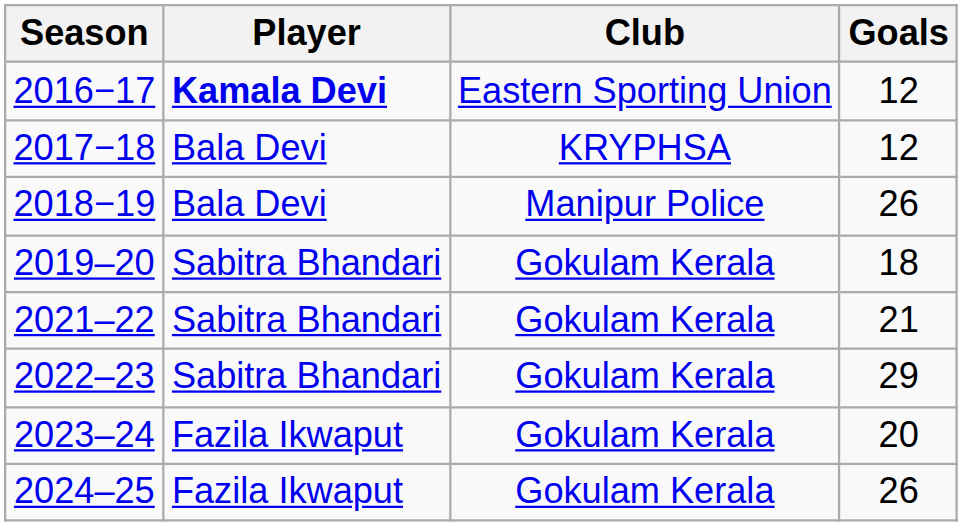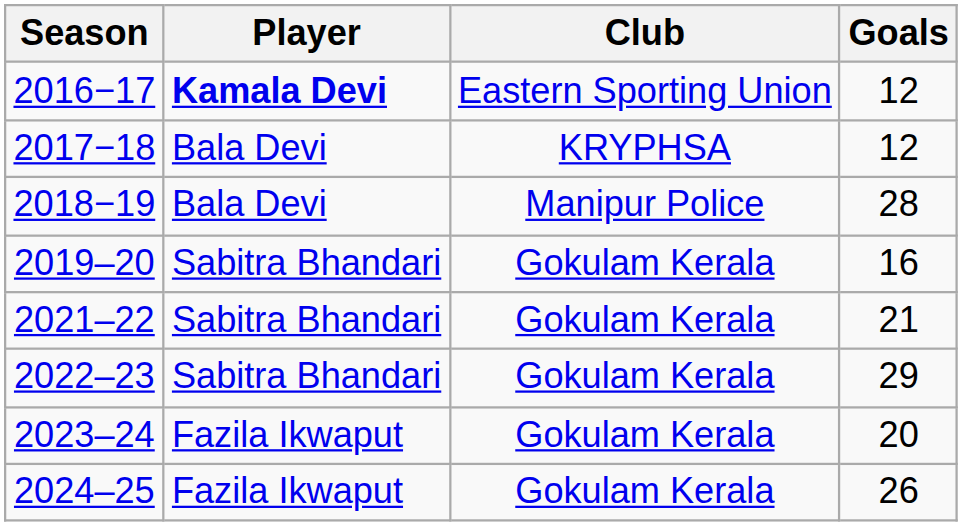(899, 205) 26 -> (899, 205) 28
(899, 262) 18 -> (899, 262) 16
